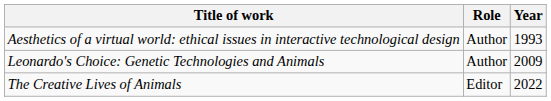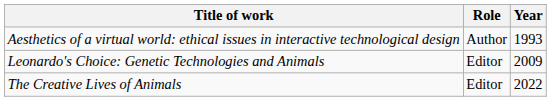(487, 61) Author -> (484, 61) Editor
